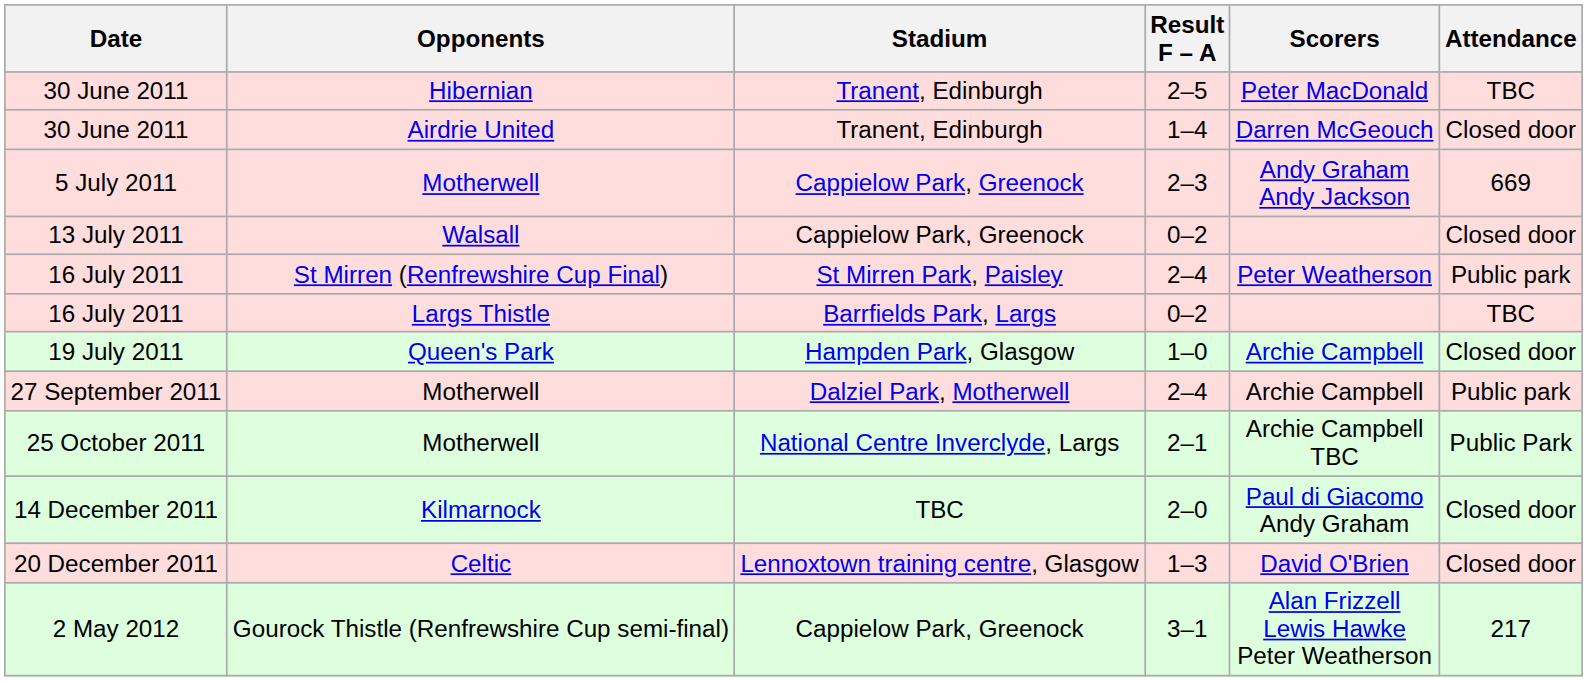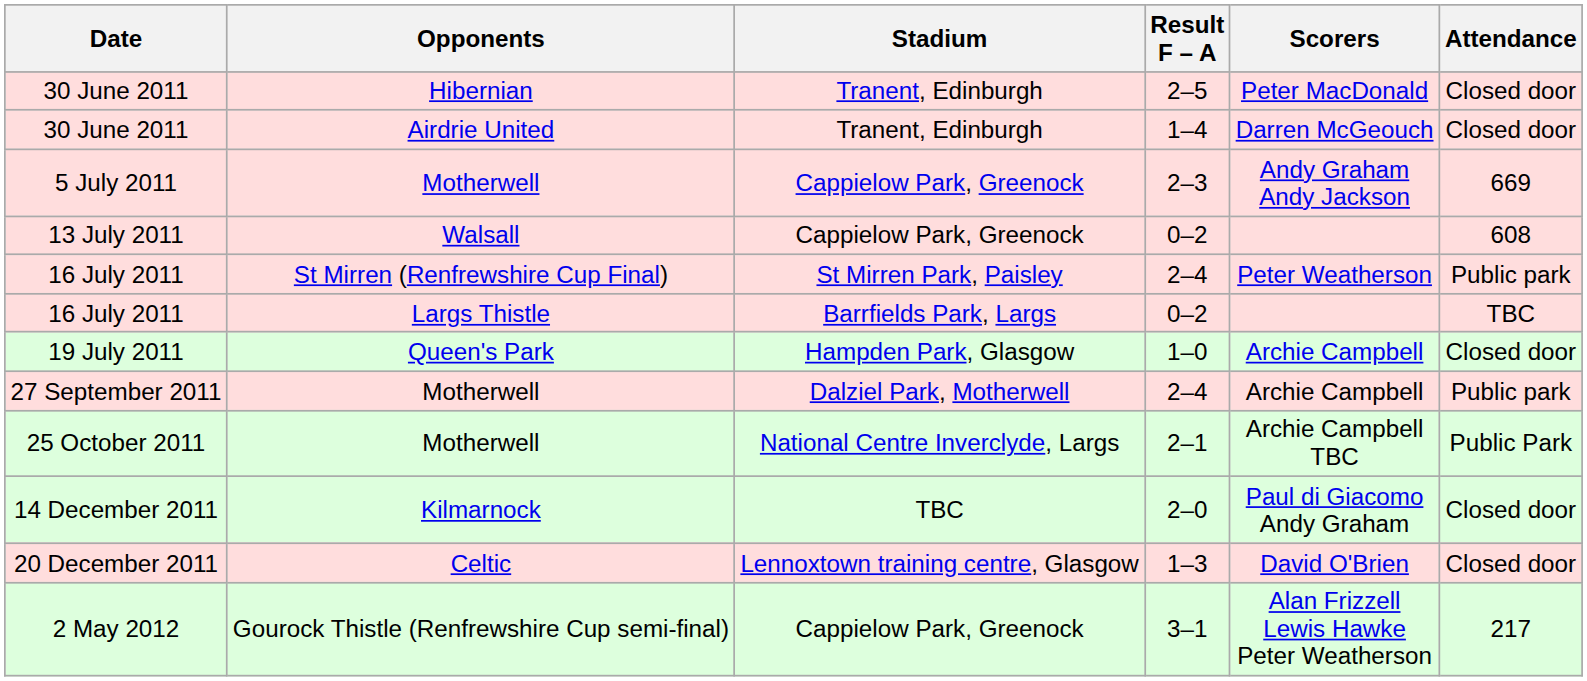(1511, 91) TBC -> (1511, 91) Closed door
(1511, 235) Closed door -> (1511, 235) 608
